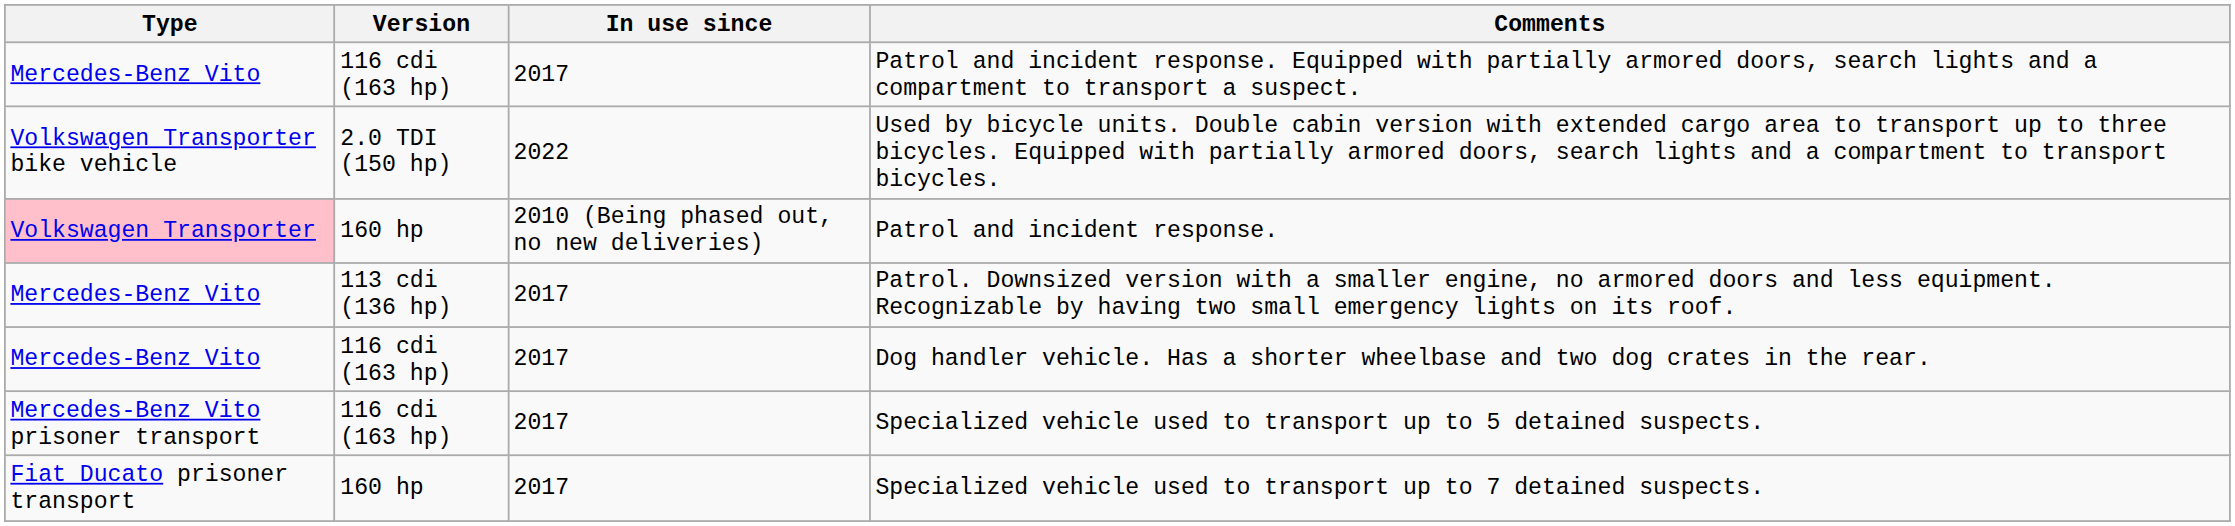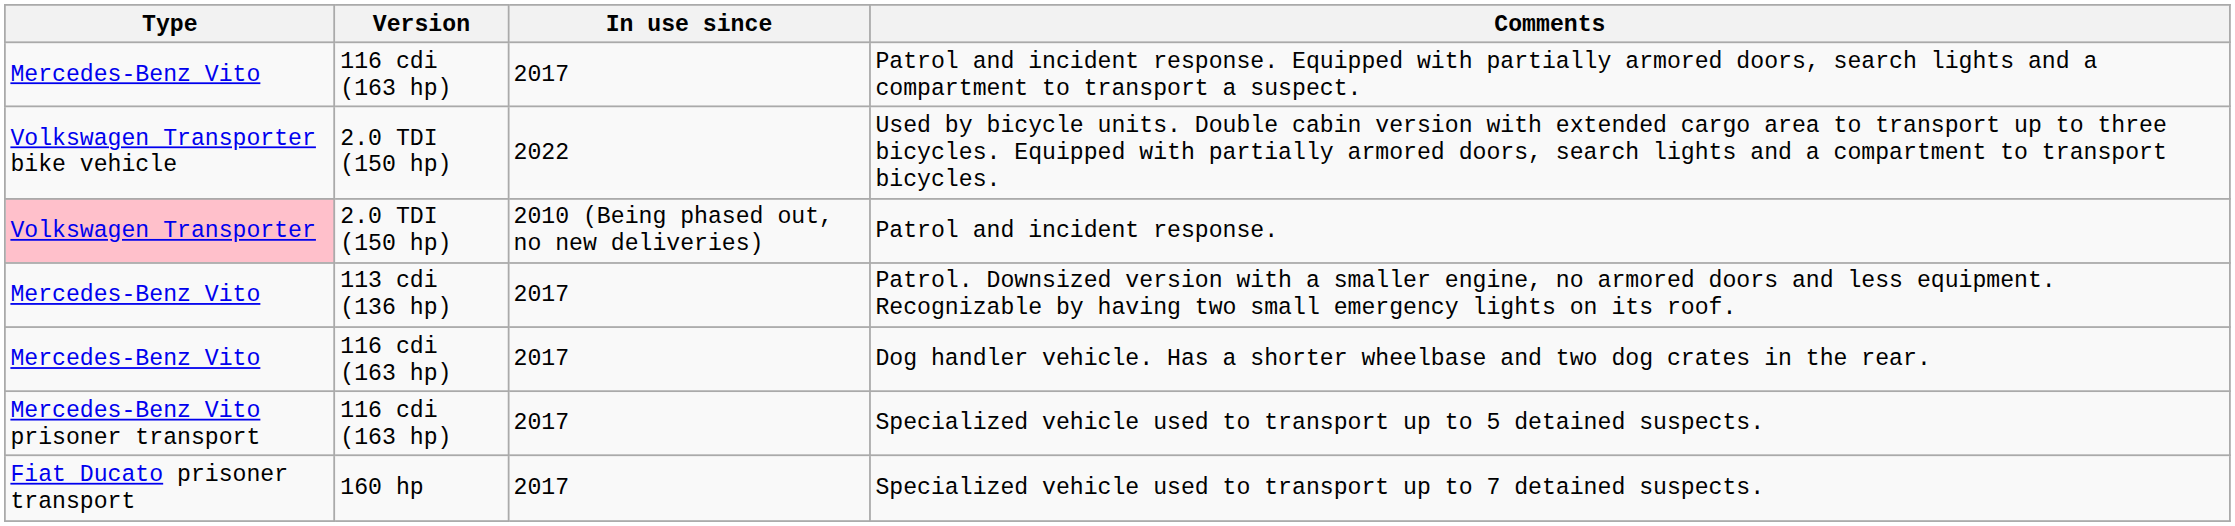(382, 230) 160 hp -> (396, 230) 2.0 TDI (150 hp)
